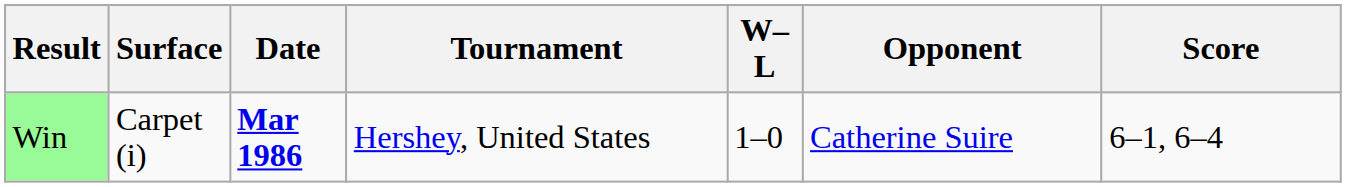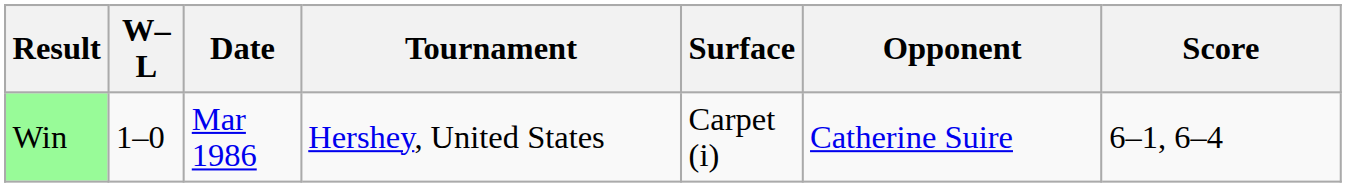columns swapped: (765, 48) <-> (169, 48)
(270, 136) bold -> (224, 136) normal
